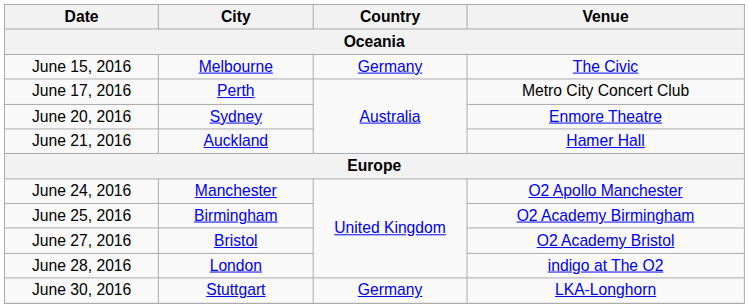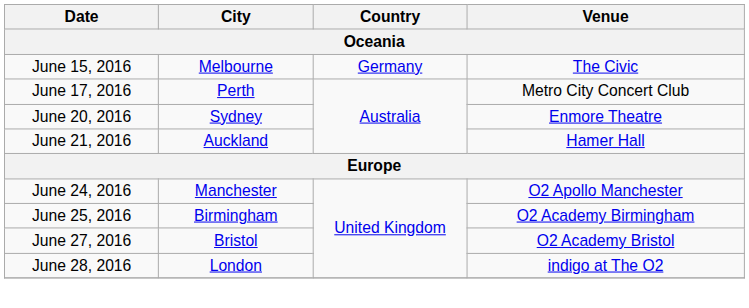- row: (82, 290)
